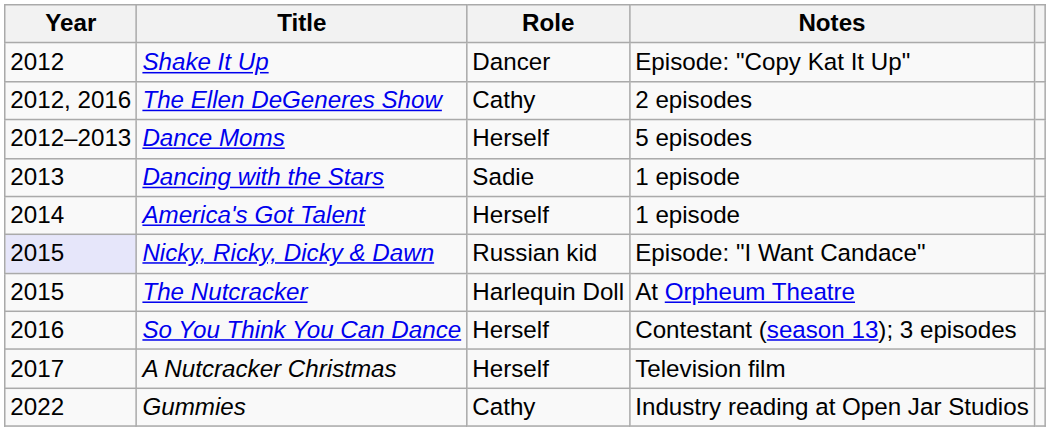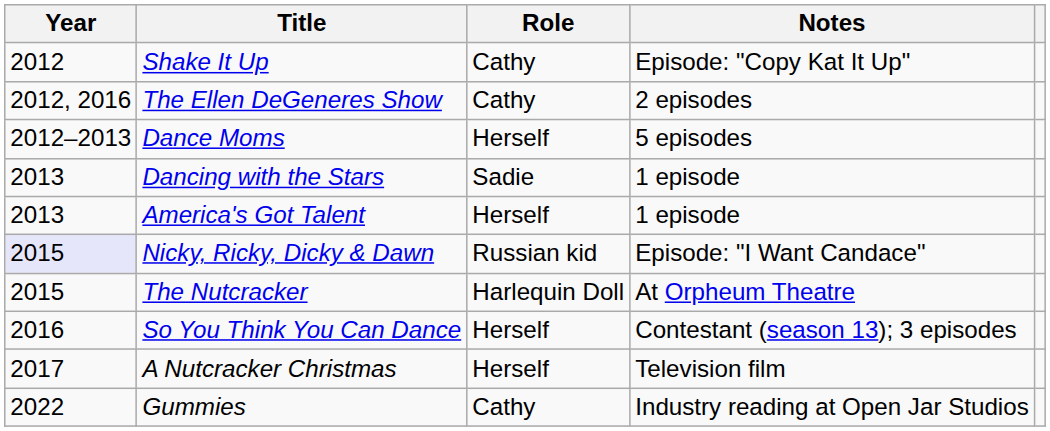(511, 61) Dancer -> (504, 61) Cathy
(37, 215) 2014 -> (37, 215) 2013
